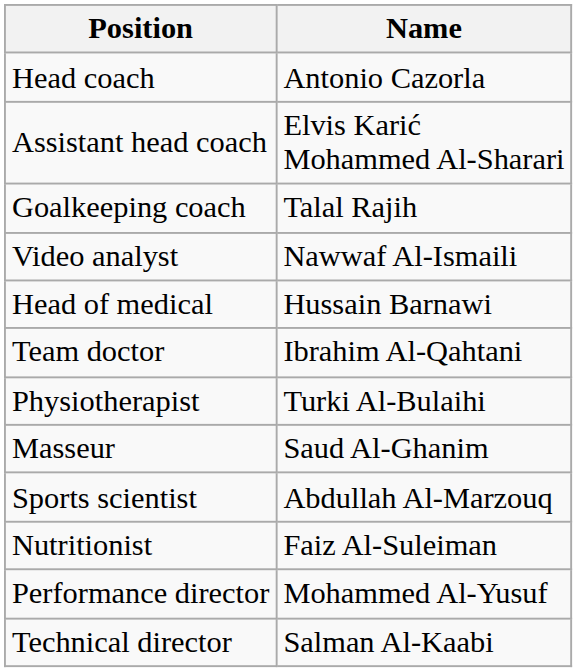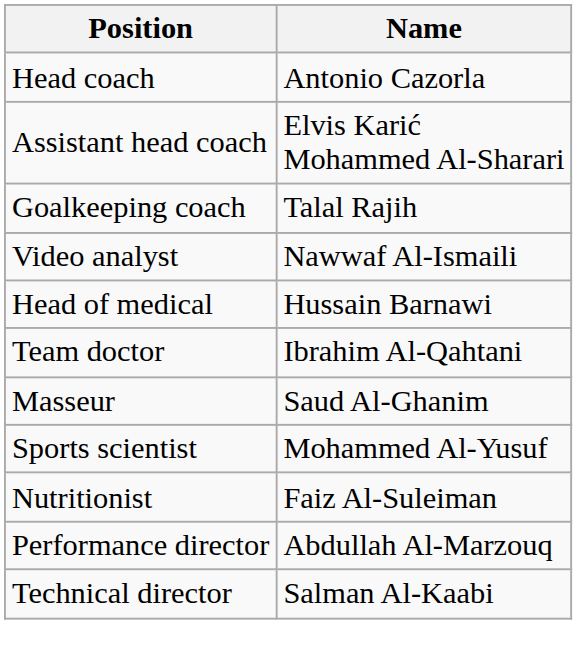- row: (106, 400)
(418, 496) Abdullah Al-Marzouq -> (416, 448) Mohammed Al-Yusuf
(416, 593) Mohammed Al-Yusuf -> (418, 544) Abdullah Al-Marzouq
